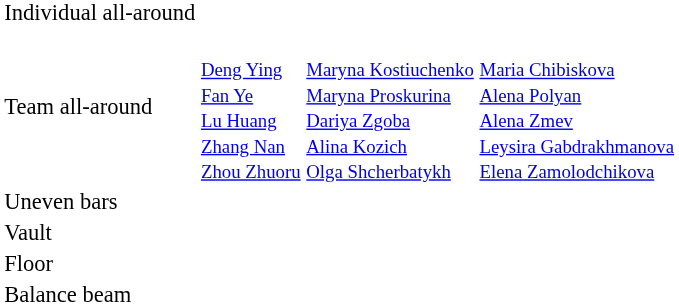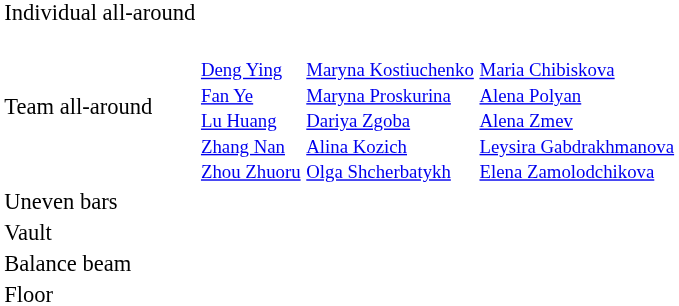rows swapped: (29, 263) <-> (68, 294)
